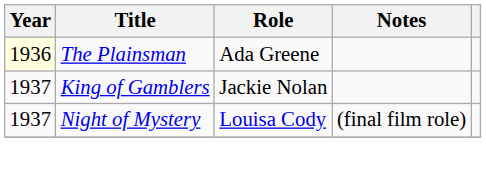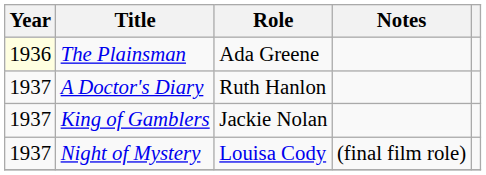+ row: (132, 86)
